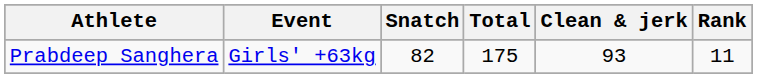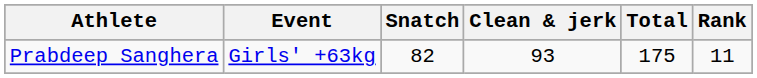columns swapped: (614, 22) <-> (500, 22)
